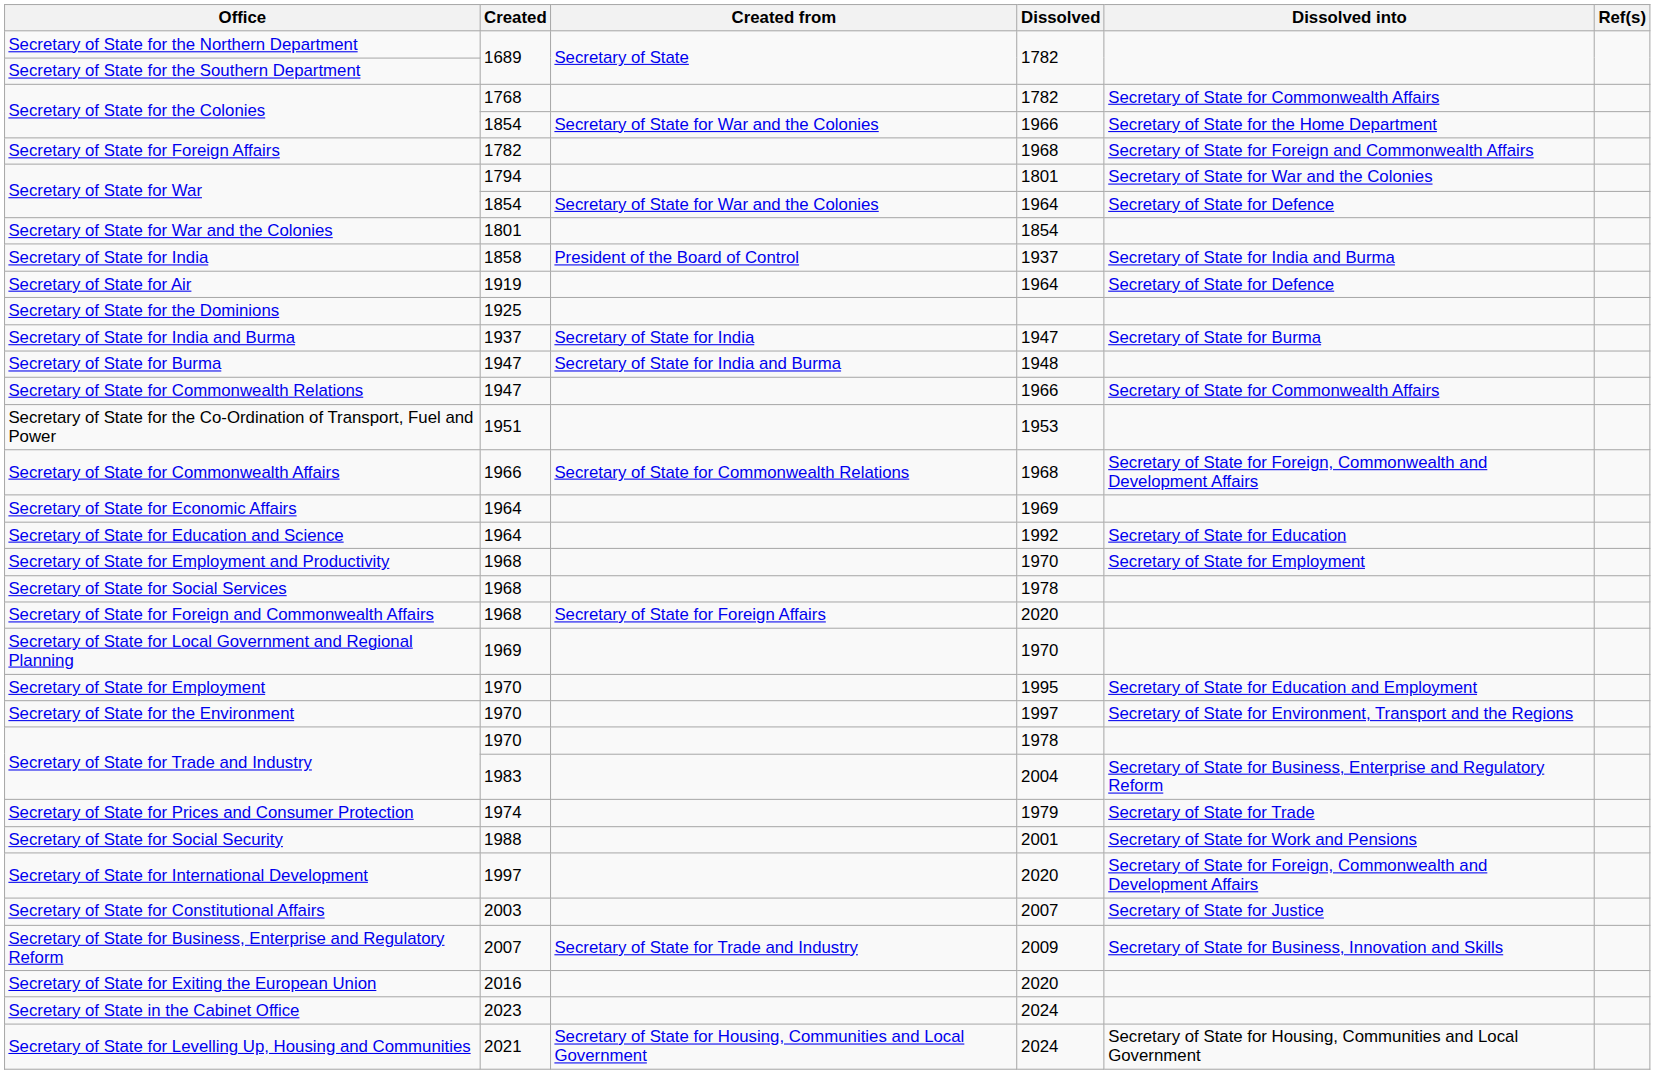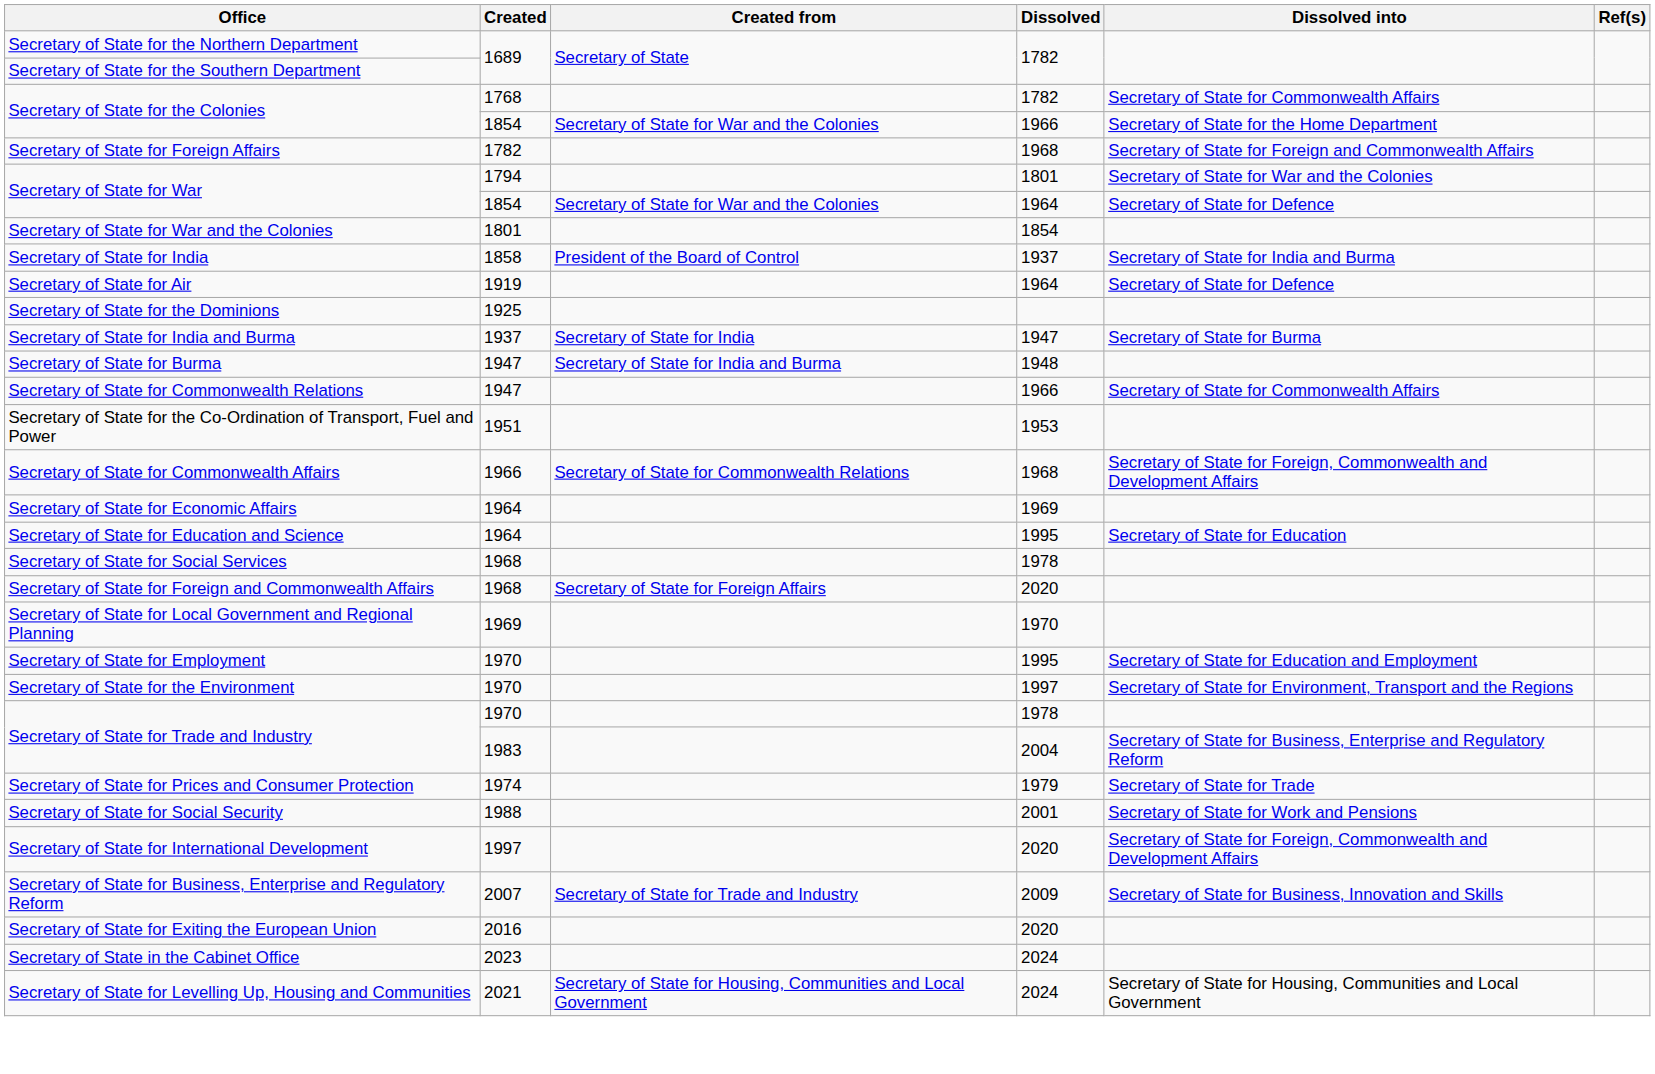(1040, 535) 1992 -> (1040, 535) 1995
- row: (199, 561)
- row: (167, 911)
